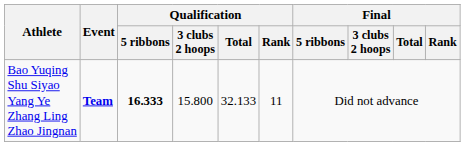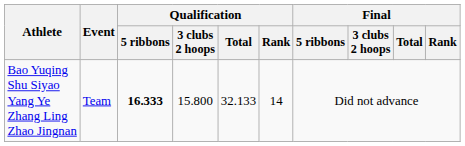(98, 101) bold -> (97, 101) normal
(276, 101) 11 -> (276, 101) 14
